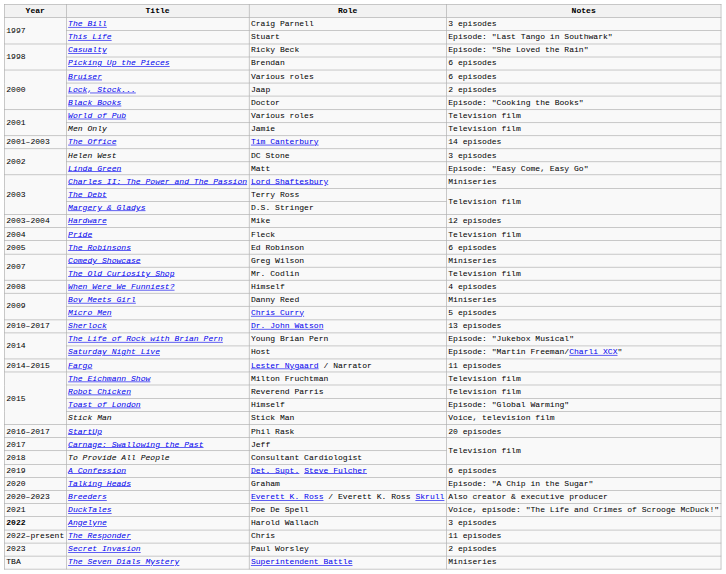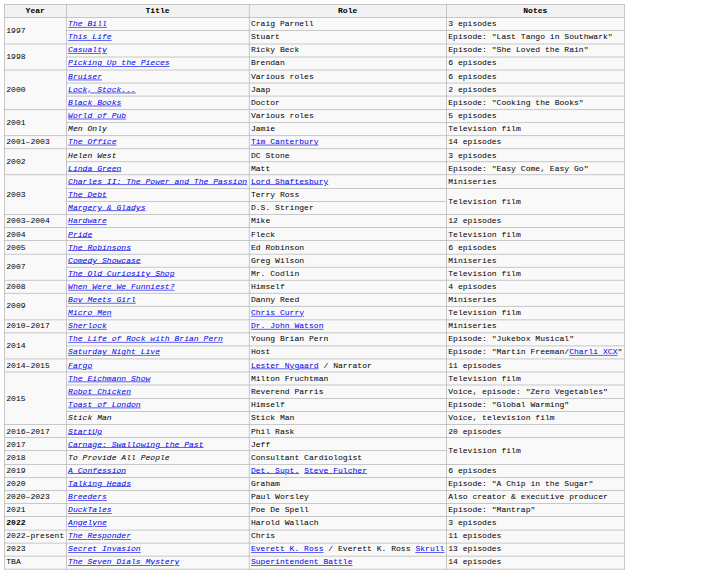(485, 116) Television film -> (472, 116) 5 episodes
(472, 313) 5 episodes -> (485, 313) Television film
(475, 326) 13 episodes -> (472, 326) Miniseries
(485, 392) Television film -> (528, 392) Voice, episode: "Zero Vegetables"
(348, 497) Everett K. Ross / Everett K. Ross Skrull -> (280, 497) Paul Worsley
(584, 510) Voice, episode: "The Life and Crimes of Scrooge McDuck!" -> (492, 510) Episode: "Mantrap"
(280, 549) Paul Worsley -> (348, 549) Everett K. Ross / Everett K. Ross Skrull
(472, 549) 2 episodes -> (475, 549) 13 episodes
(472, 563) Miniseries -> (475, 563) 14 episodes
